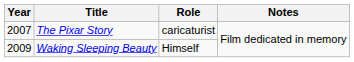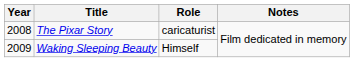(19, 30) 2007 -> (19, 30) 2008
